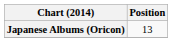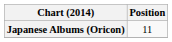(147, 29) 13 -> (147, 29) 11
